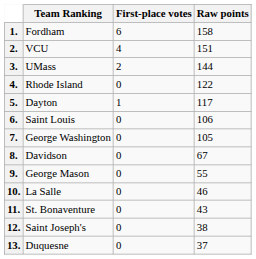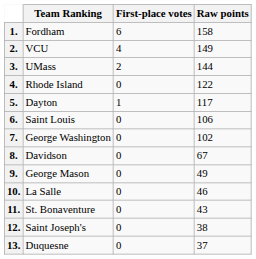(205, 49) 151 -> (205, 49) 149
(205, 138) 105 -> (205, 138) 102
(202, 174) 55 -> (202, 174) 49
